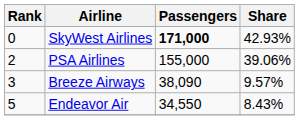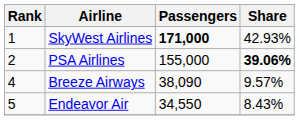(12, 38) 0 -> (12, 38) 1
(267, 60) normal -> (267, 60) bold
(12, 82) 3 -> (12, 82) 4
